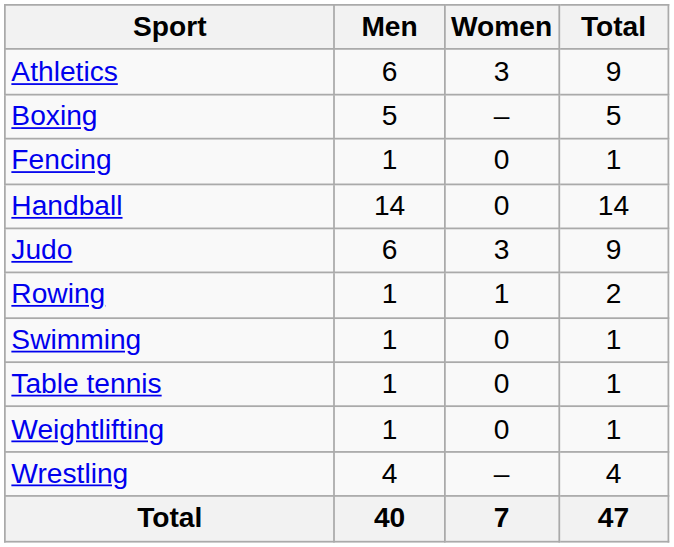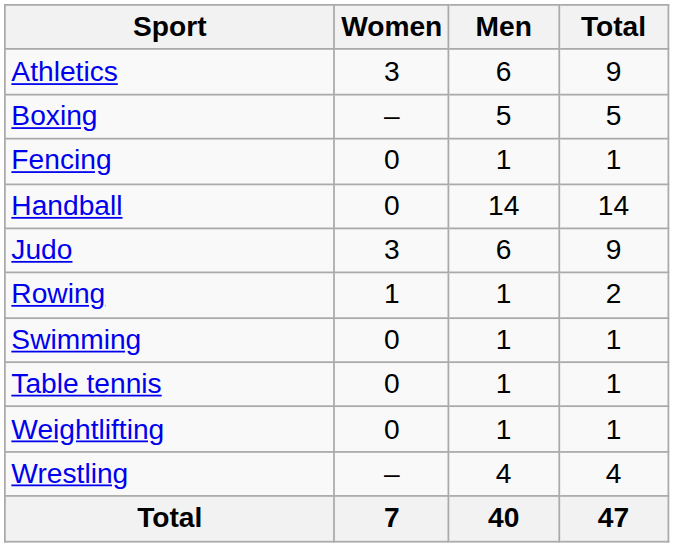columns swapped: (390, 26) <-> (502, 26)
